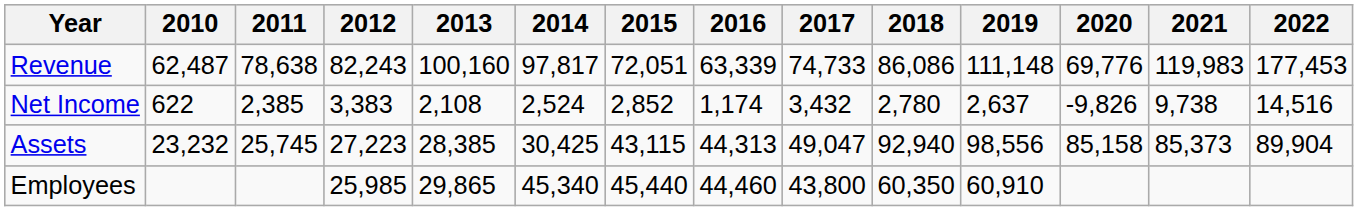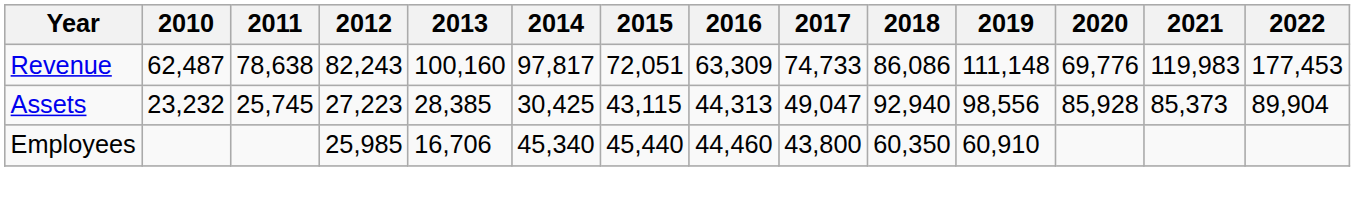(738, 64) 63,339 -> (734, 64) 63,309
- row: (75, 104)
(1104, 144) 85,158 -> (1100, 104) 85,928
(457, 184) 29,865 -> (453, 144) 16,706
